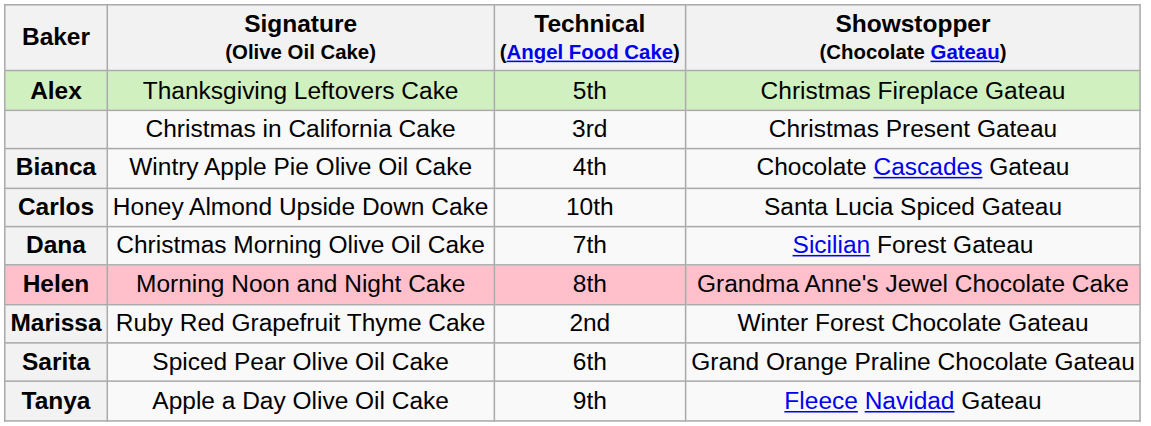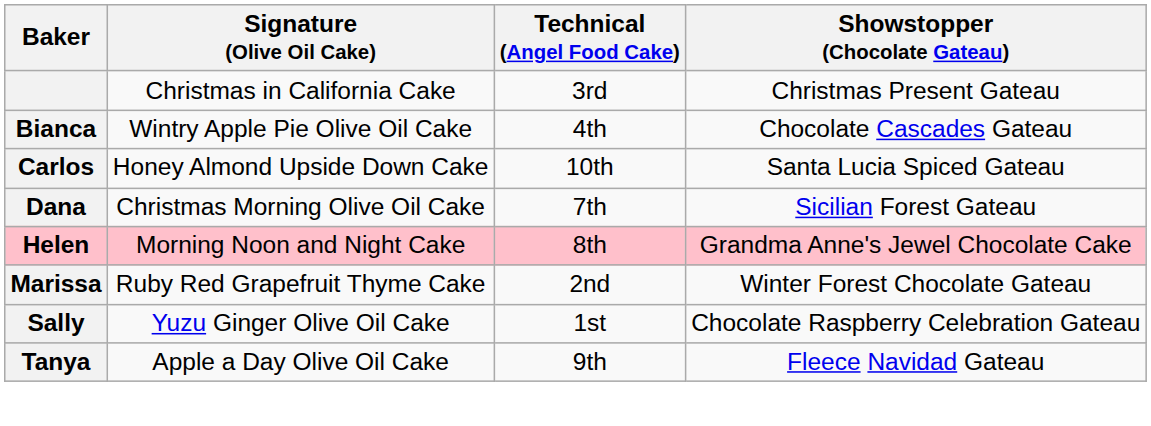- row: (56, 90)
+ row: (56, 323)
- row: (56, 362)
